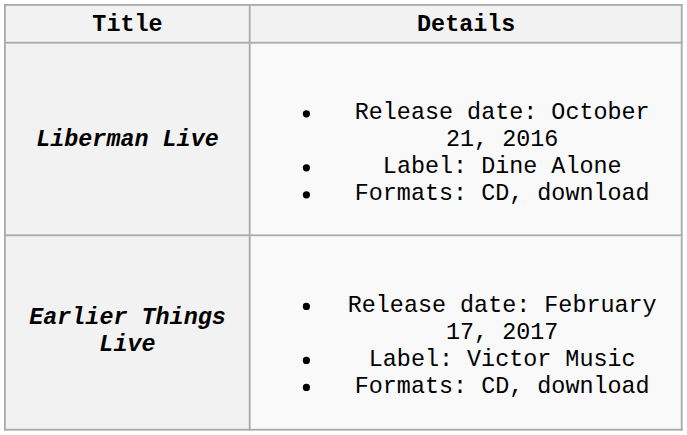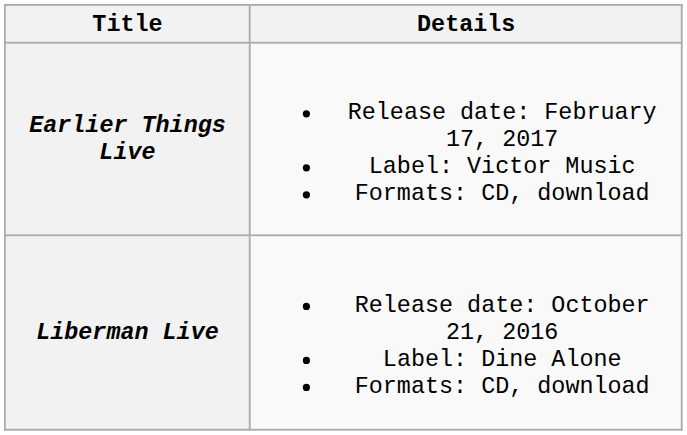rows swapped: (127, 140) <-> (127, 332)
